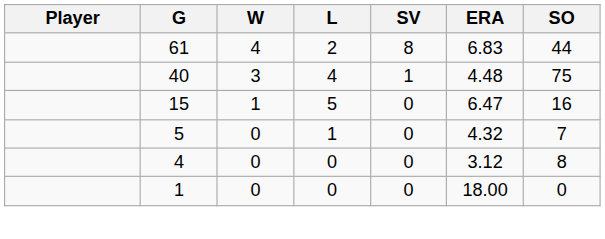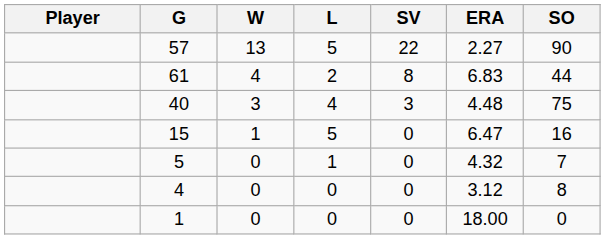+ row: (179, 47)
(409, 76) 1 -> (409, 104) 3
